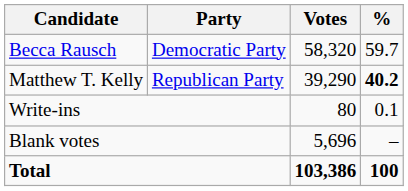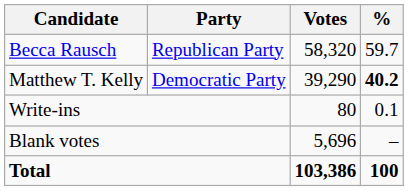(219, 49) Democratic Party -> (218, 49) Republican Party
(218, 79) Republican Party -> (219, 79) Democratic Party
